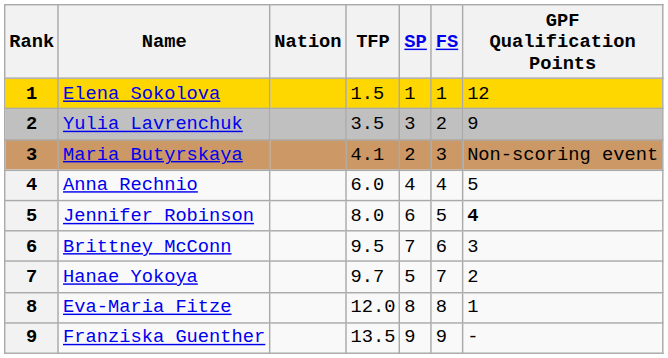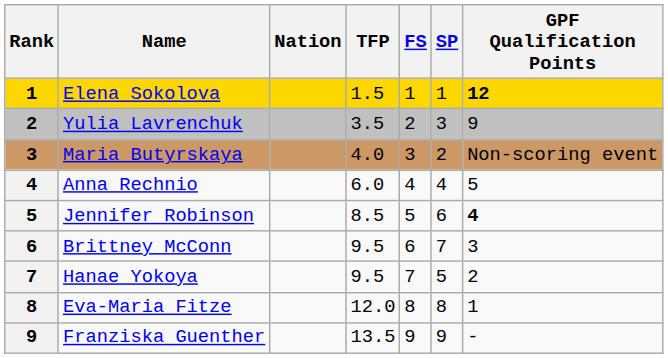columns swapped: (416, 42) <-> (447, 42)
(478, 94) normal -> (478, 94) bold
(367, 155) 4.1 -> (367, 155) 4.0
(367, 216) 8.0 -> (367, 216) 8.5
(367, 277) 9.7 -> (367, 277) 9.5
